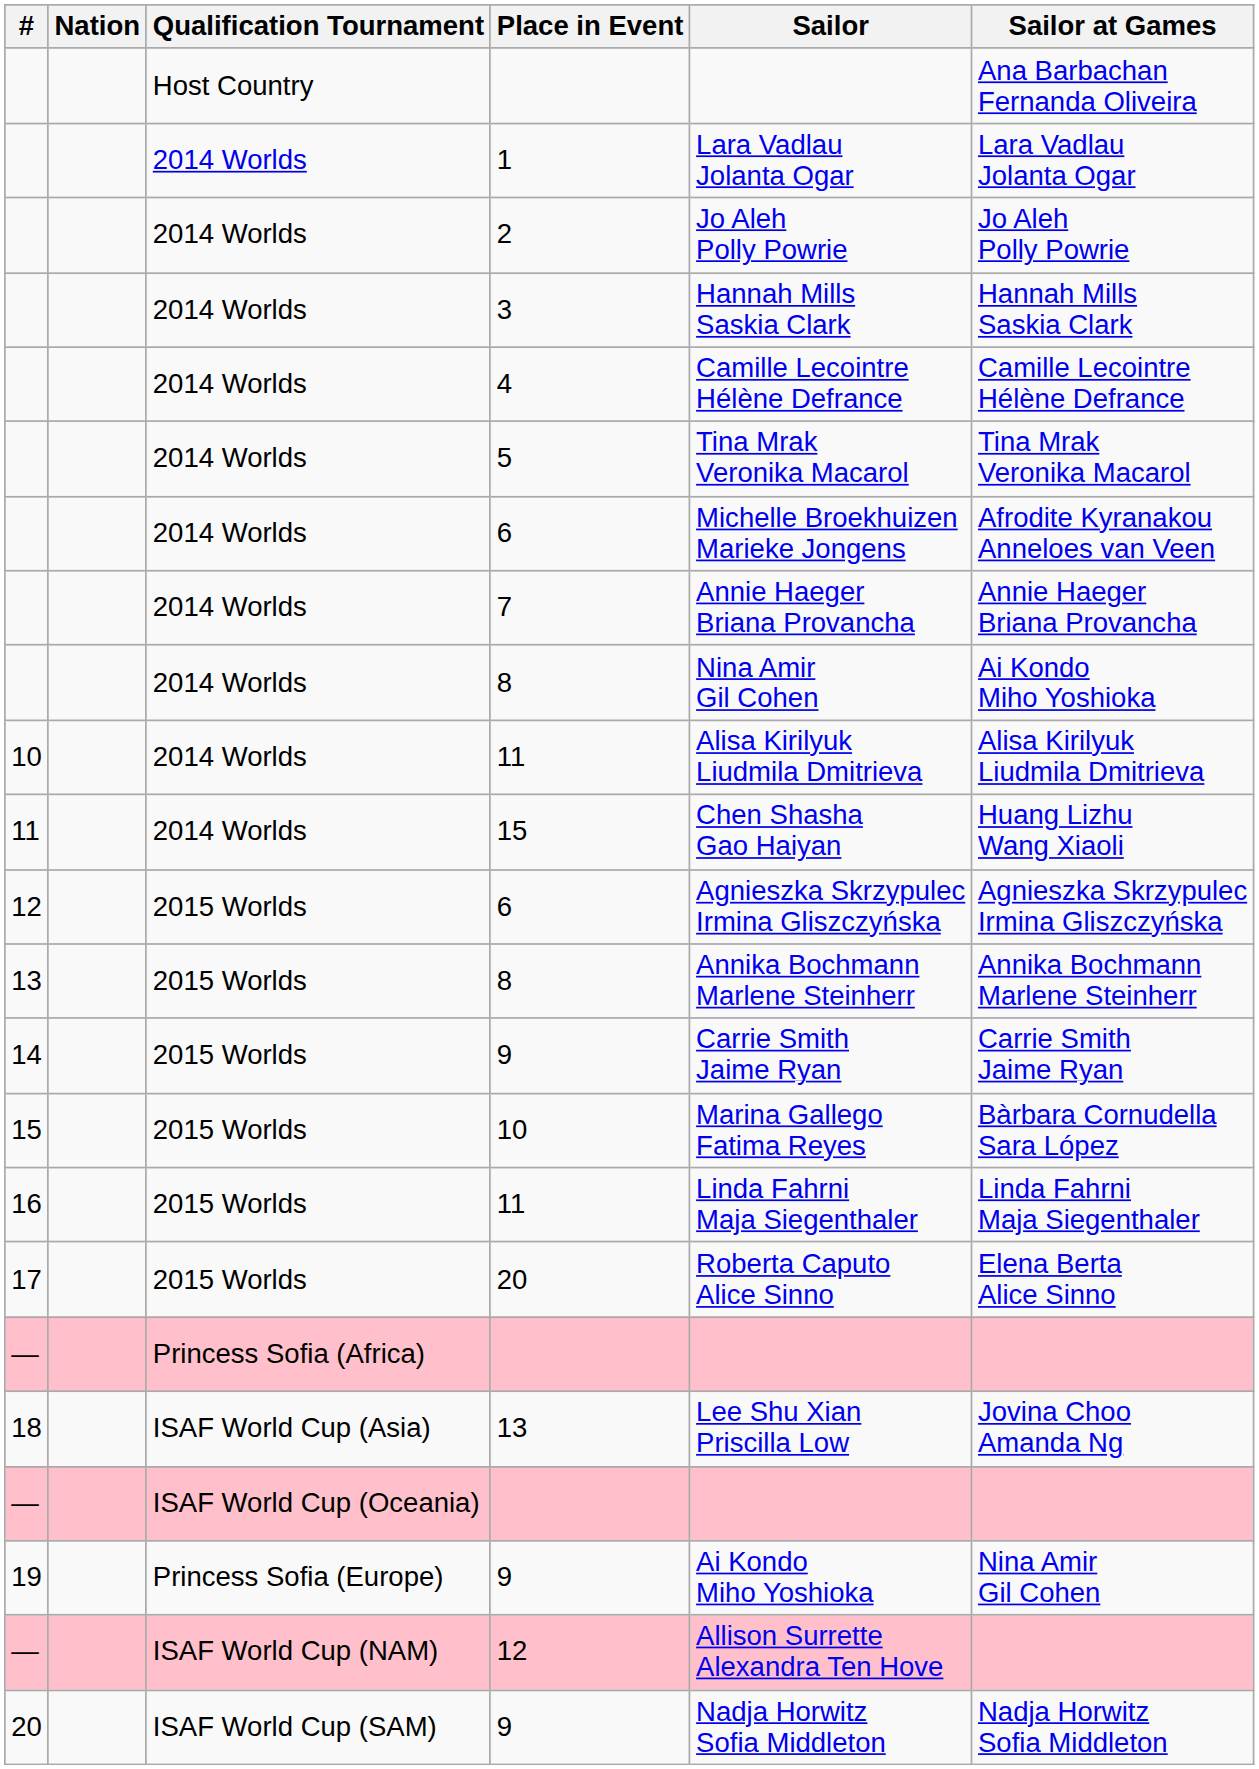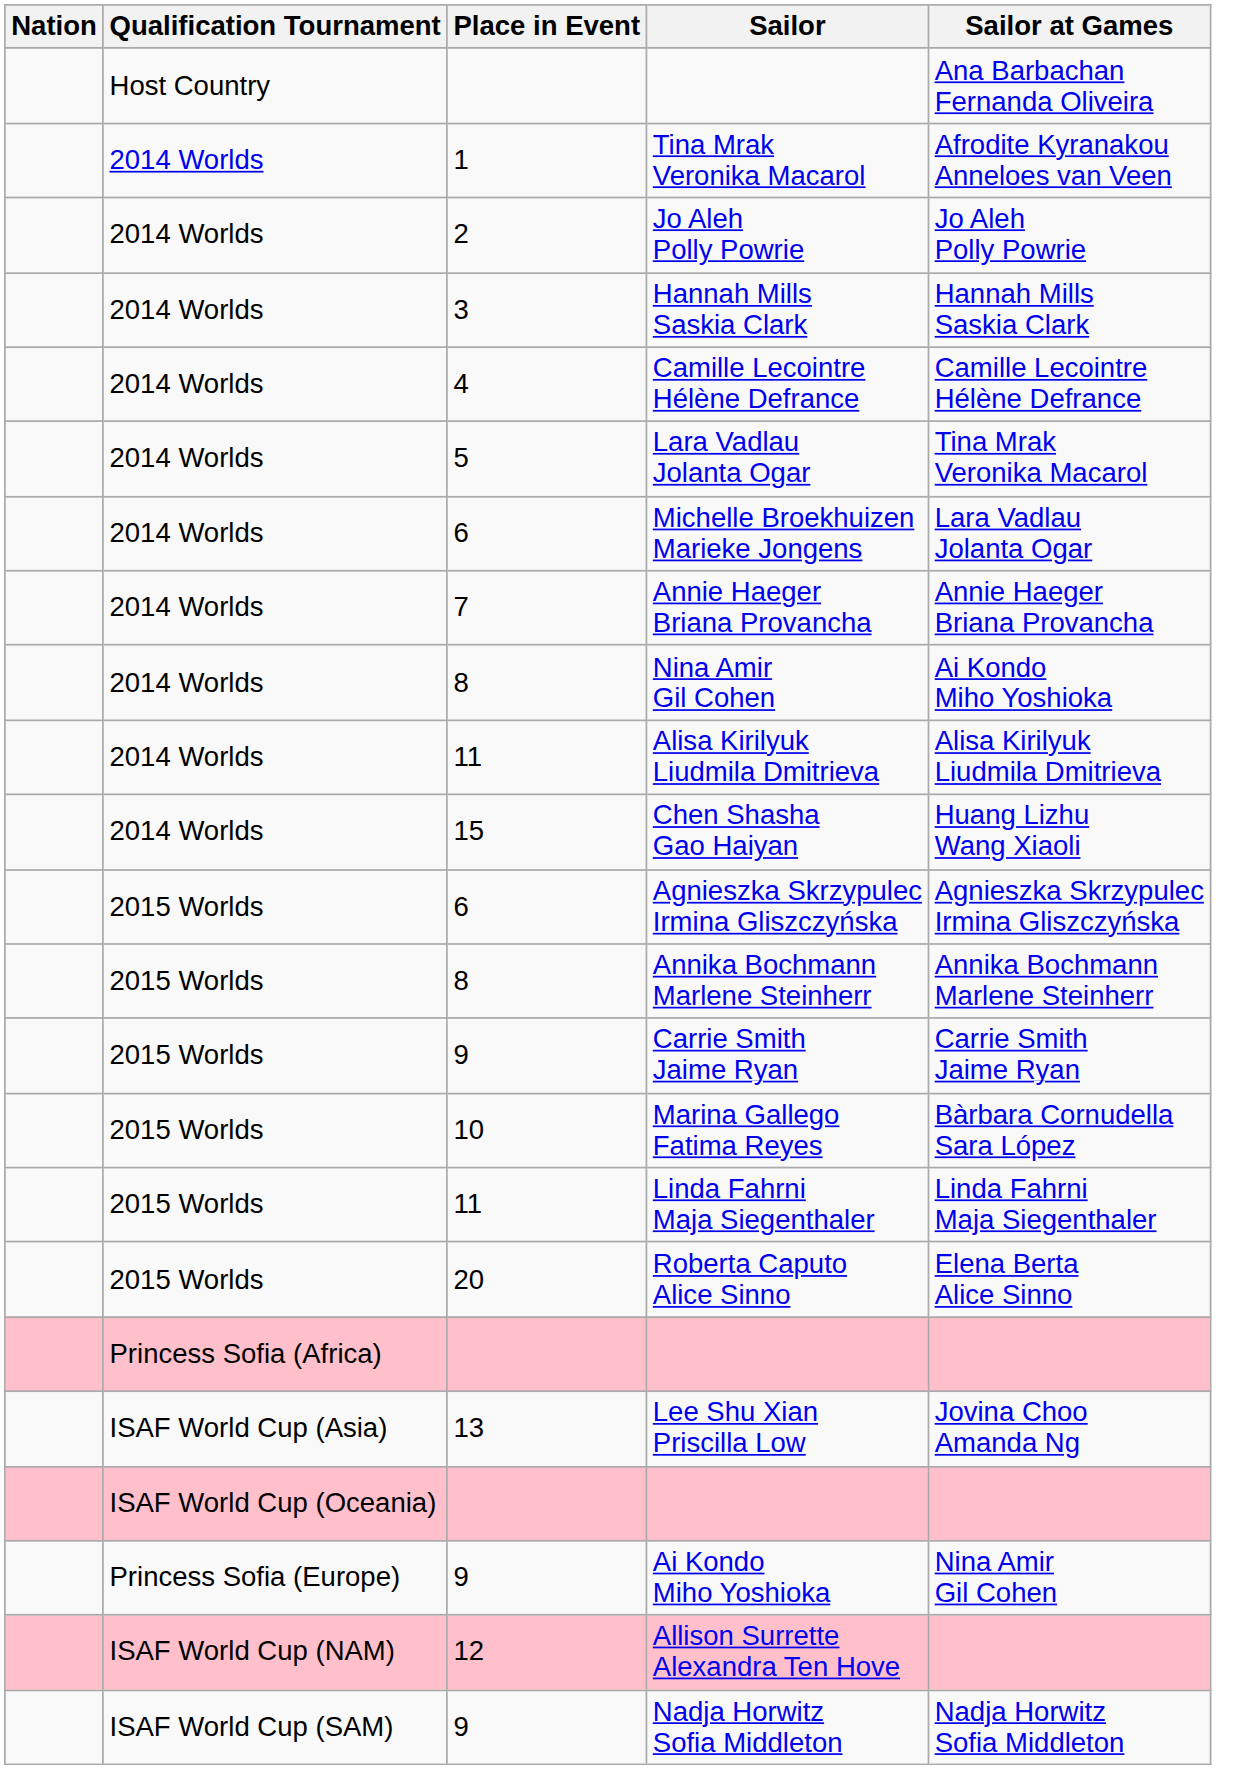- column: (26, 26)
(775, 160) Lara Vadlau Jolanta Ogar -> (759, 160) Tina Mrak Veronika Macarol
(1057, 160) Lara Vadlau Jolanta Ogar -> (1053, 160) Afrodite Kyranakou Anneloes van Veen
(802, 458) Tina Mrak Veronika Macarol -> (732, 458) Lara Vadlau Jolanta Ogar
(1097, 533) Afrodite Kyranakou Anneloes van Veen -> (1013, 533) Lara Vadlau Jolanta Ogar
